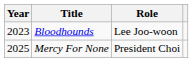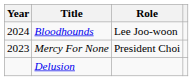(18, 31) 2023 -> (18, 31) 2024
(18, 48) 2025 -> (18, 48) 2023
+ row: (55, 66)
